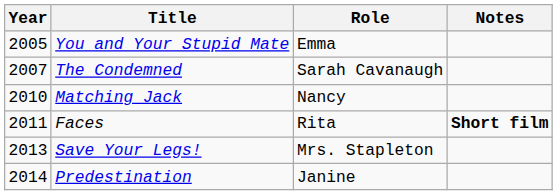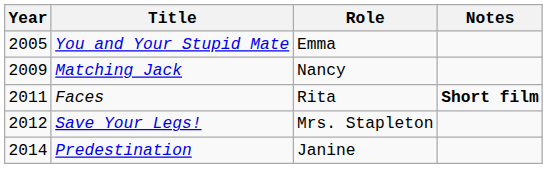- row: (119, 71)
(28, 97) 2010 -> (28, 71) 2009
(28, 150) 2013 -> (28, 124) 2012
